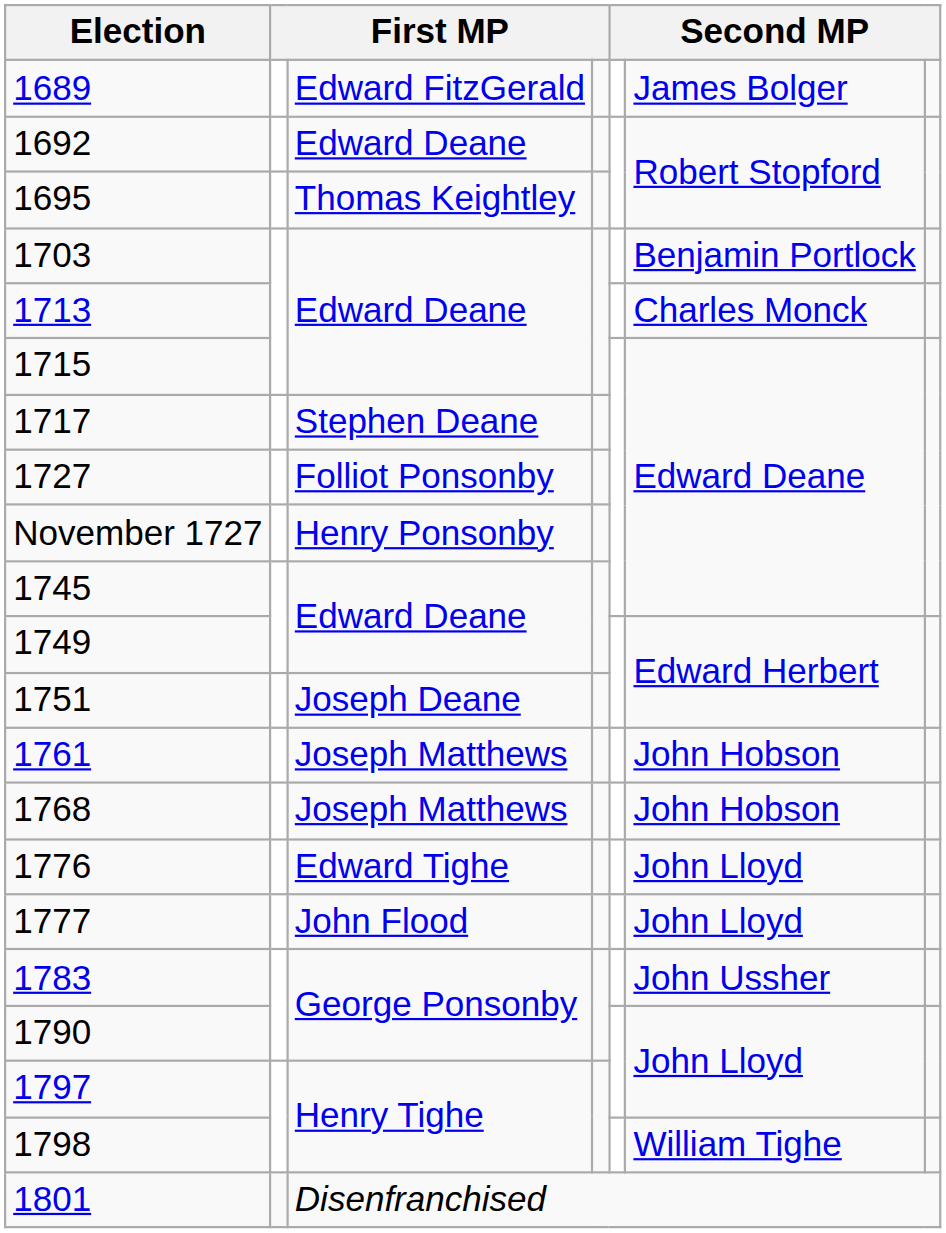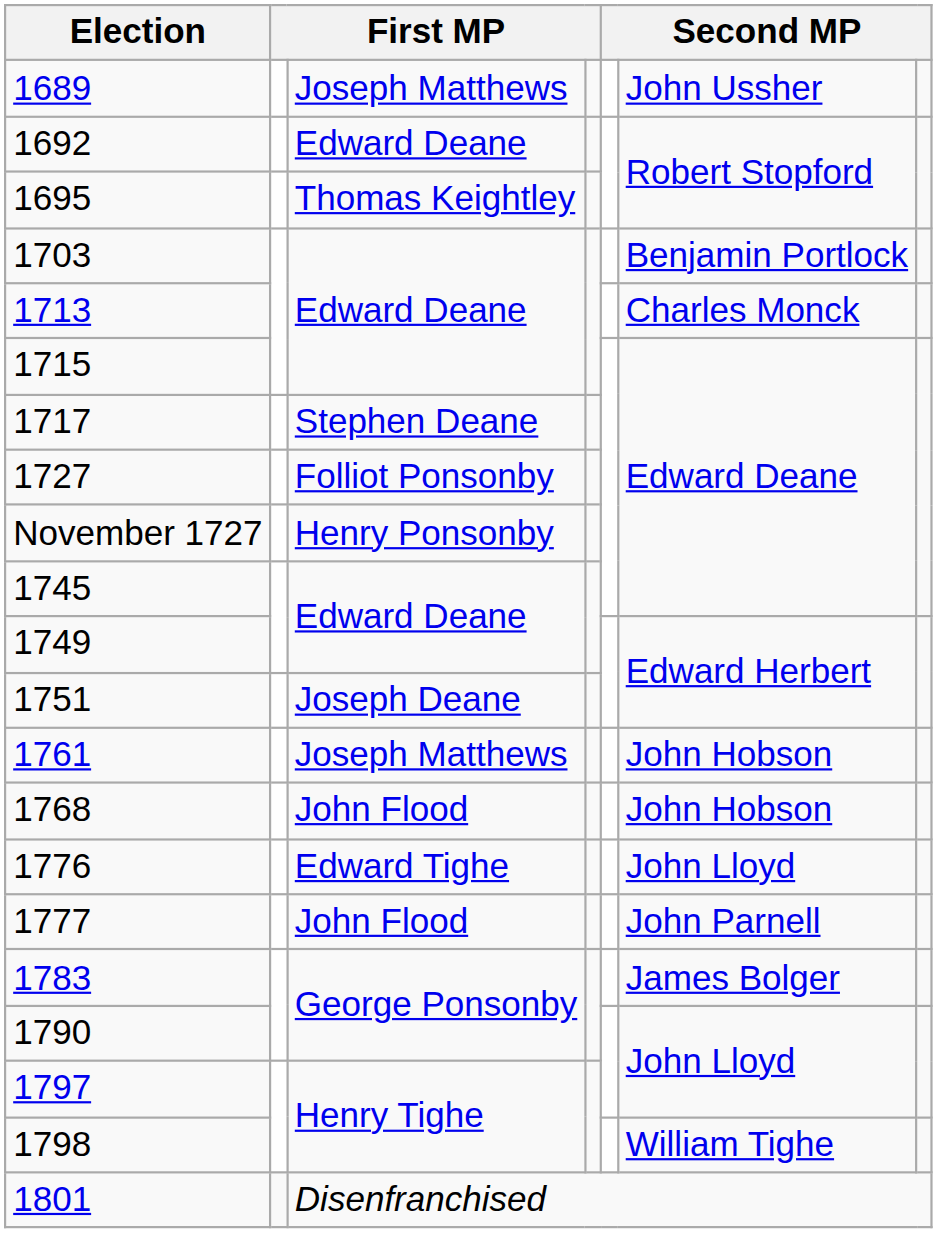(440, 87) Edward FitzGerald -> (431, 87) Joseph Matthews
(741, 87) James Bolger -> (724, 87) John Ussher
(431, 810) Joseph Matthews -> (381, 810) John Flood
(718, 921) John Lloyd -> (723, 921) John Parnell
(732, 976) John Ussher -> (733, 976) James Bolger
